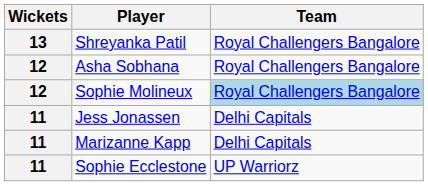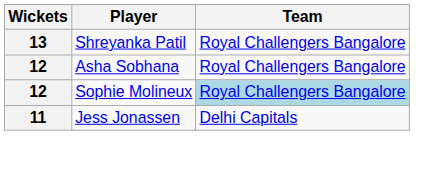- row: (133, 142)
- row: (141, 167)
